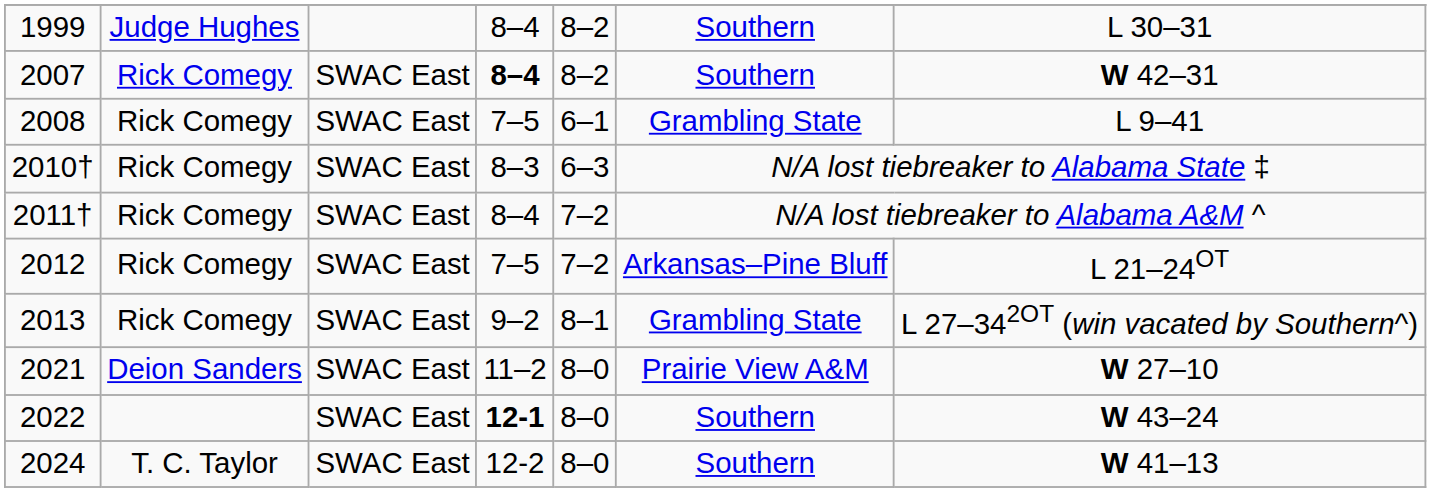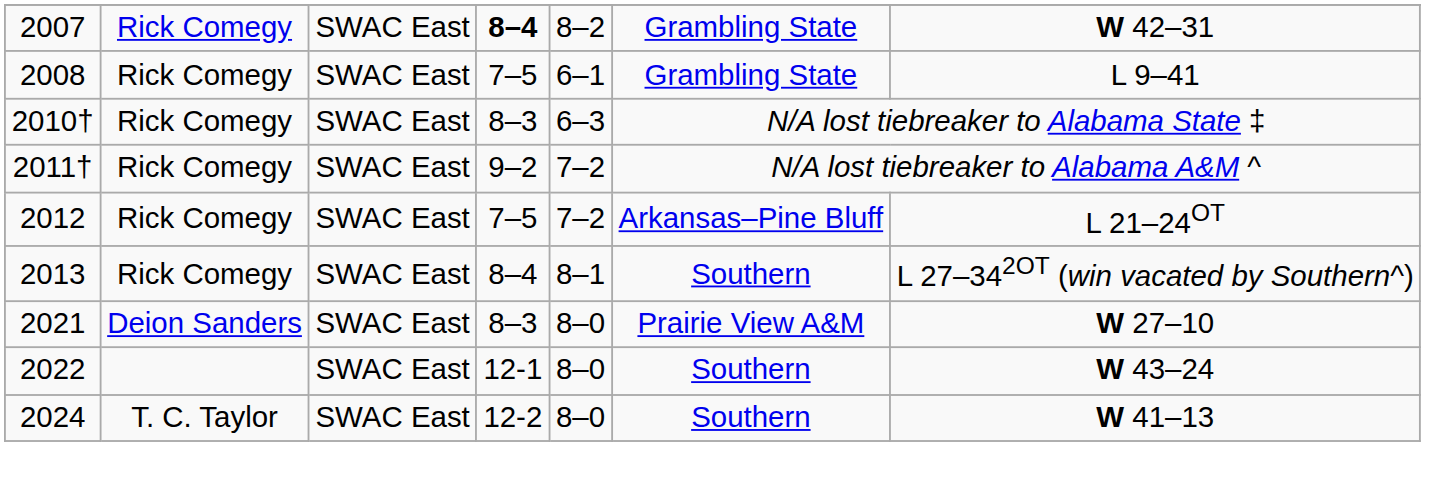- row: (53, 27)
(755, 74) Southern -> (751, 27) Grambling State
(515, 214) 8–4 -> (513, 167) 9–2
(515, 319) 9–2 -> (513, 273) 8–4
(755, 319) Grambling State -> (751, 273) Southern
(515, 370) 11–2 -> (513, 323) 8–3
(515, 417) bold -> (513, 370) normal
